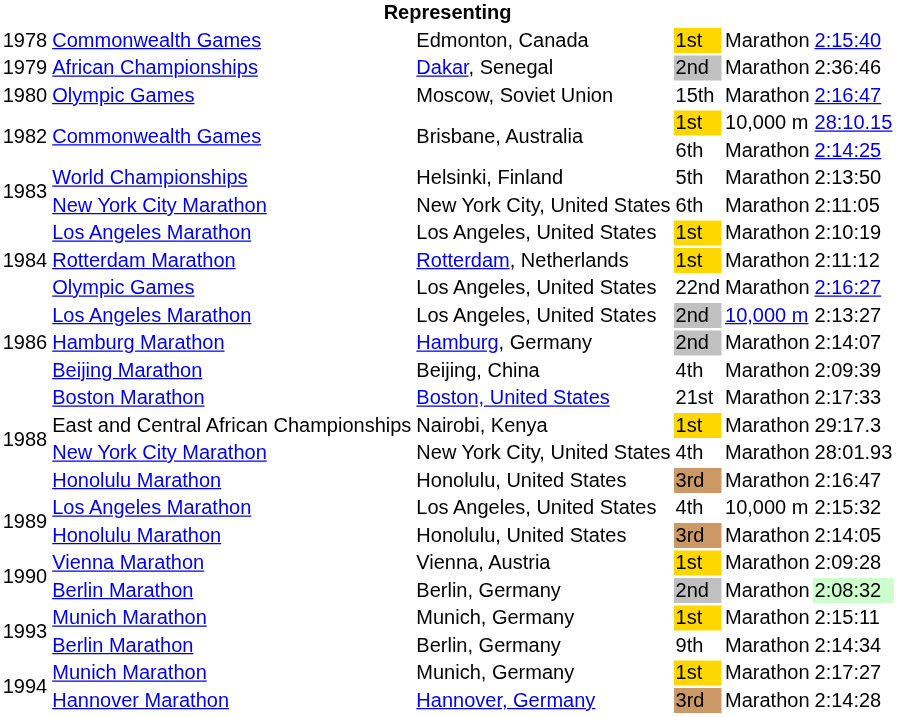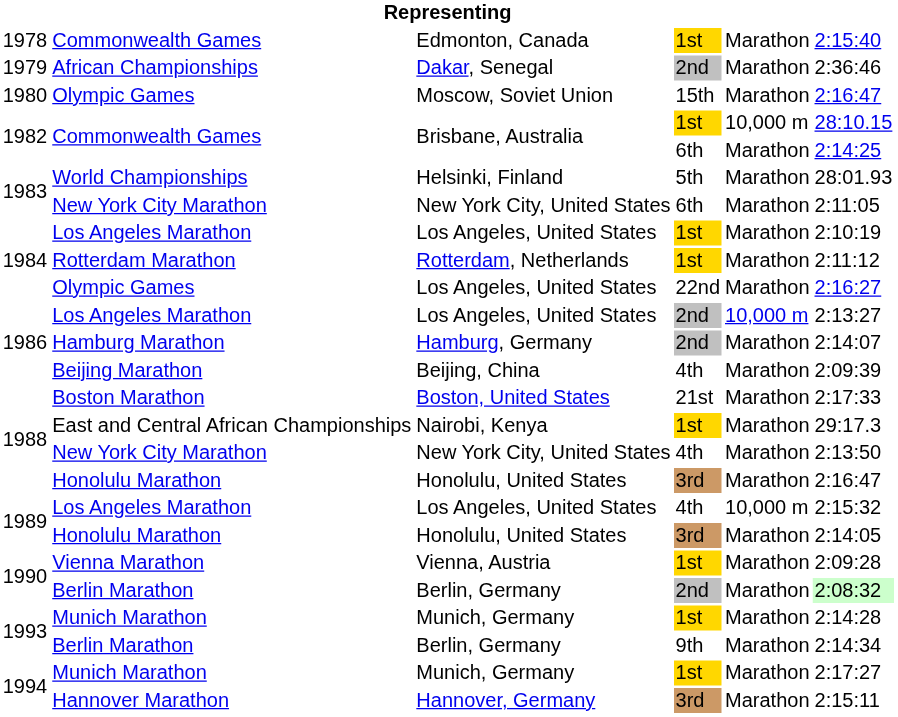(848, 177) 2:13:50 -> (853, 177) 28:01.93
(853, 452) 28:01.93 -> (848, 452) 2:13:50
(847, 617) 2:15:11 -> (848, 617) 2:14:28
(848, 700) 2:14:28 -> (847, 700) 2:15:11
